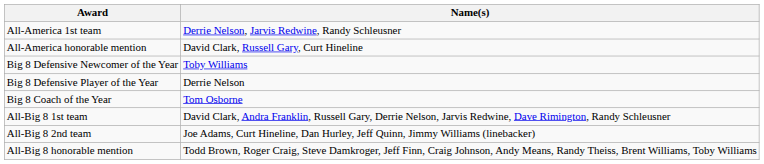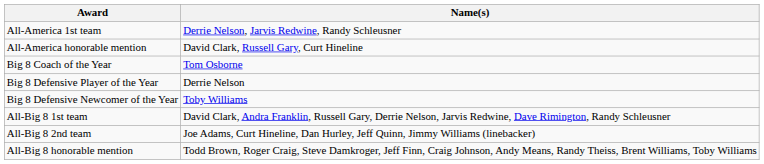rows swapped: (59, 99) <-> (93, 64)
